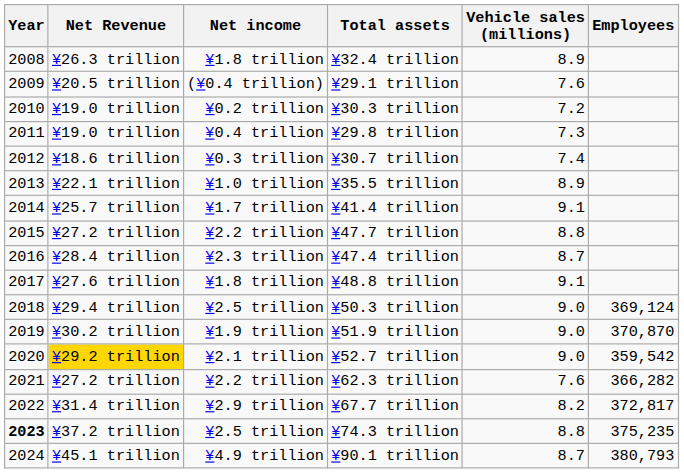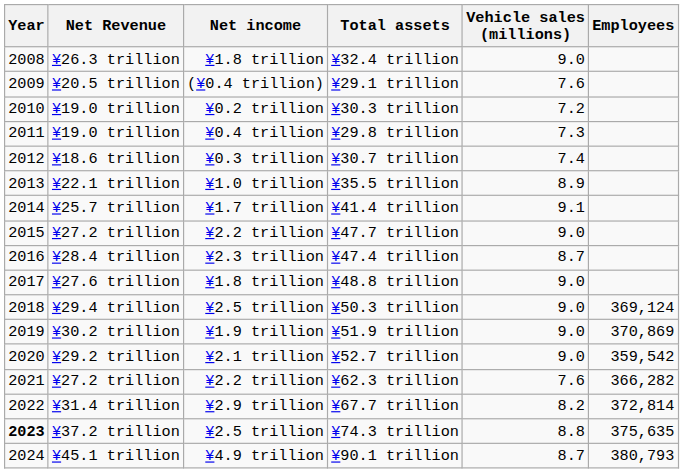(571, 59) 8.9 -> (571, 59) 9.0
(571, 233) 8.8 -> (571, 233) 9.0
(571, 282) 9.1 -> (571, 282) 9.0
(642, 332) 370,870 -> (642, 332) 370,869
(116, 357) gold background -> (116, 357) no background
(642, 406) 372,817 -> (642, 406) 372,814
(642, 431) 375,235 -> (642, 431) 375,635
